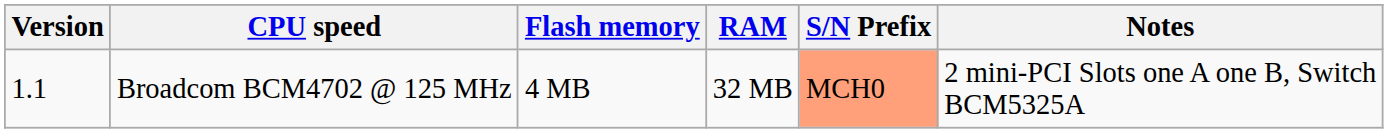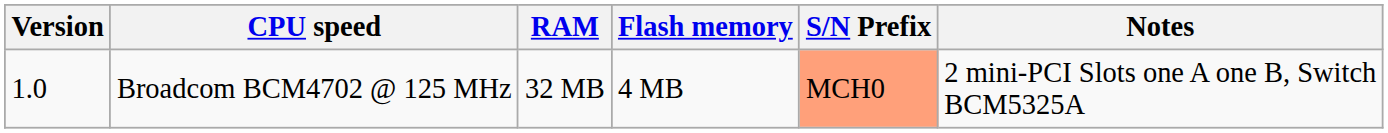columns swapped: (753, 27) <-> (612, 27)
(29, 88) 1.1 -> (29, 88) 1.0
